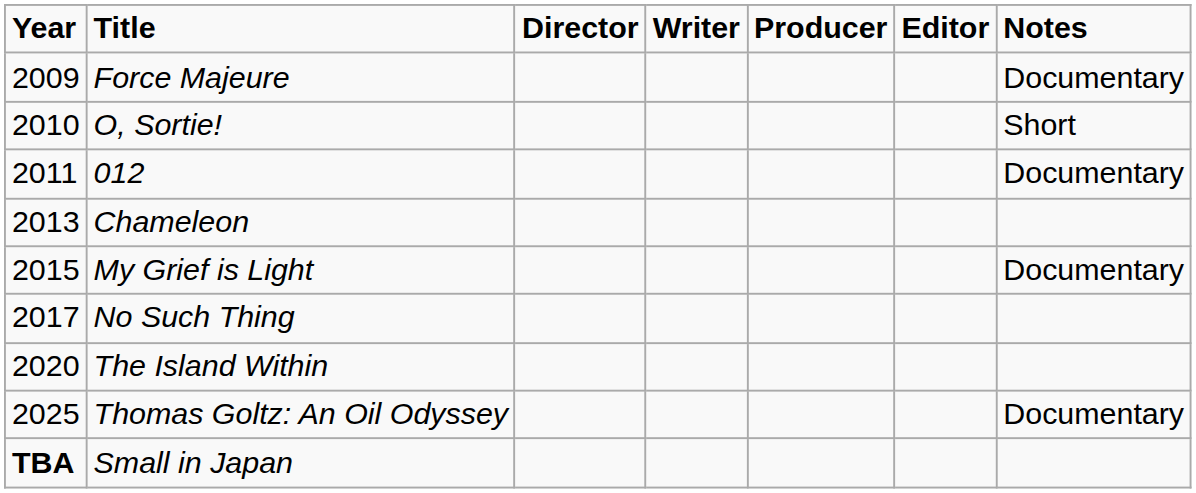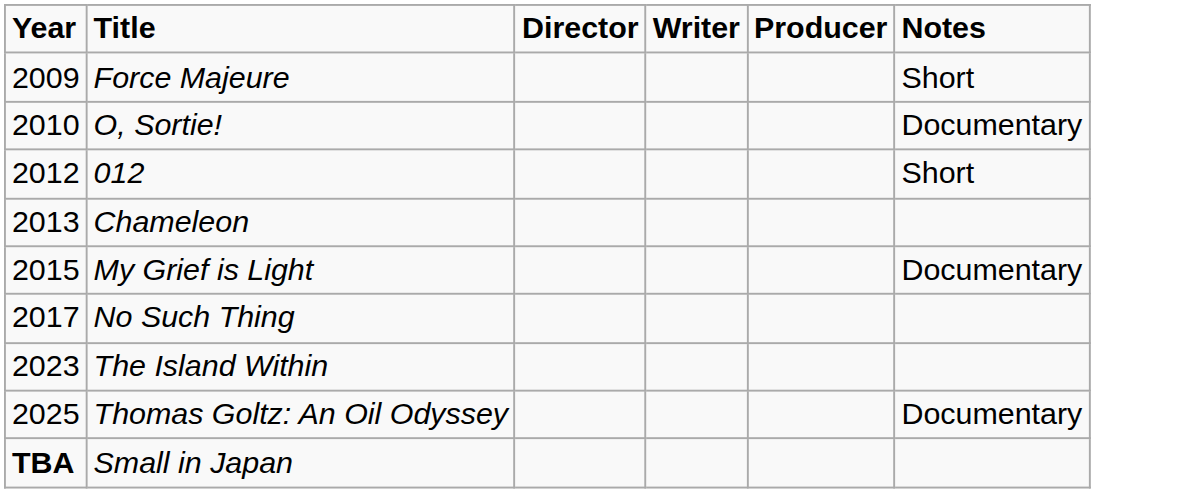- column: (945, 28)
(1094, 76) Documentary -> (938, 76) Short
(1040, 125) Short -> (992, 125) Documentary
(45, 173) 2011 -> (46, 173) 2012
(1094, 173) Documentary -> (938, 173) Short
(46, 366) 2020 -> (46, 366) 2023
